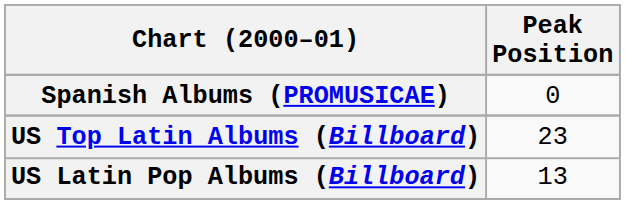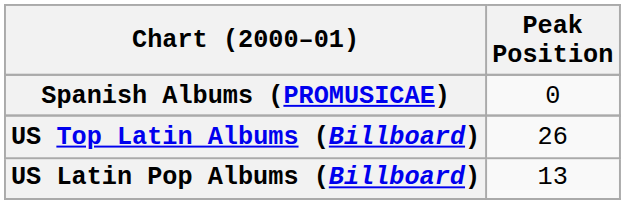(553, 137) 23 -> (553, 137) 26
